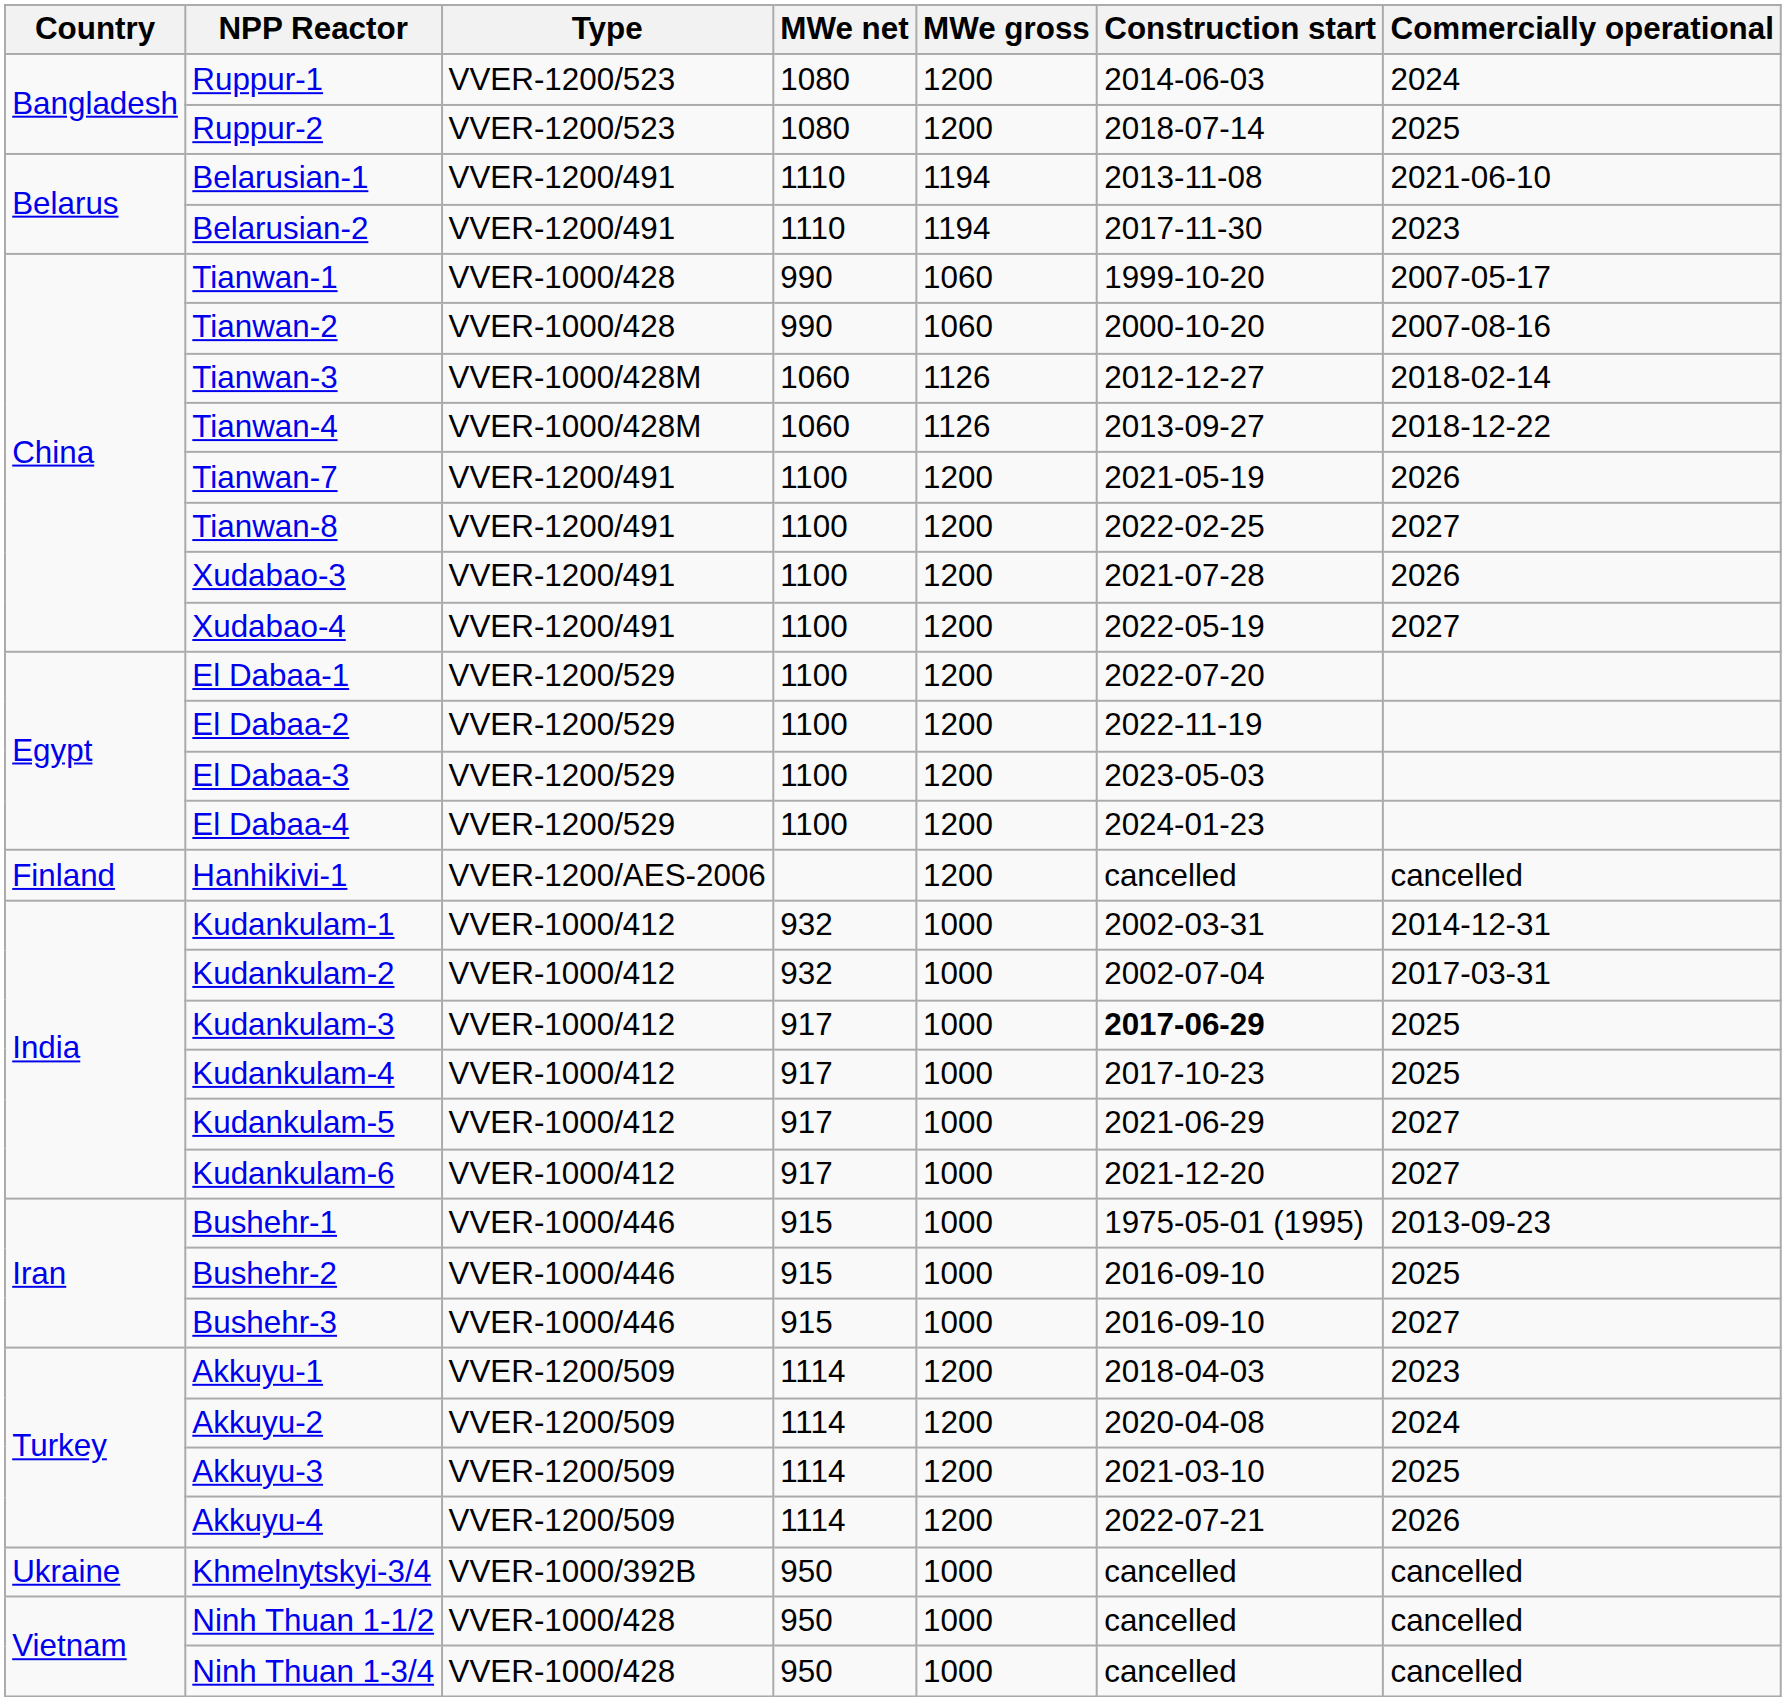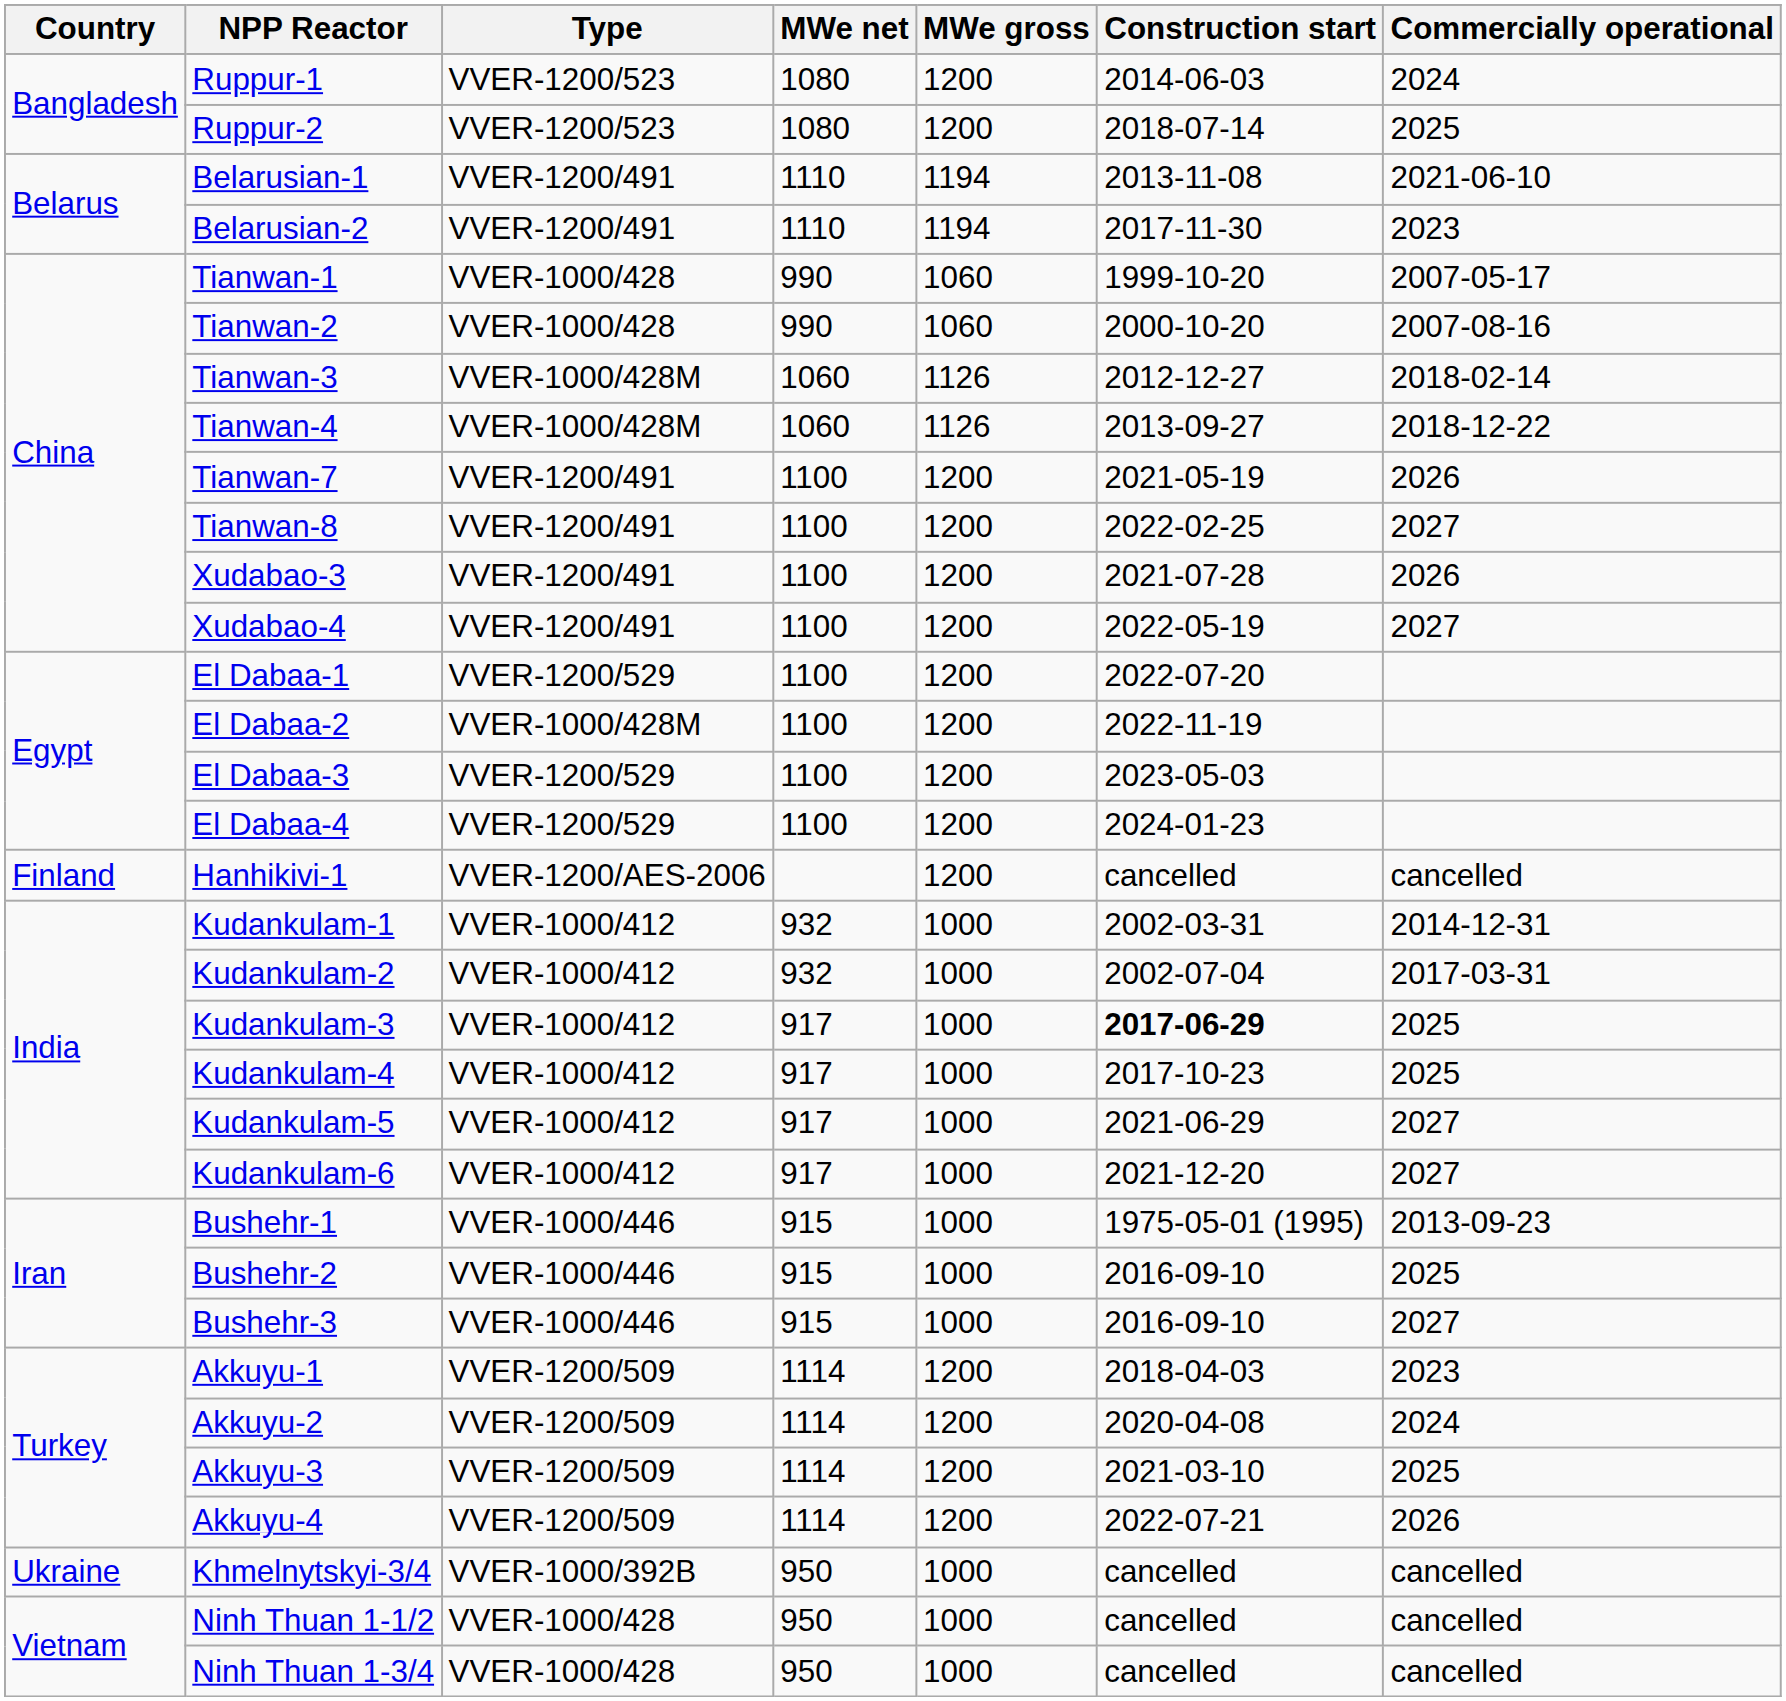(562, 725) VVER-1200/529 -> (575, 725) VVER-1000/428М
